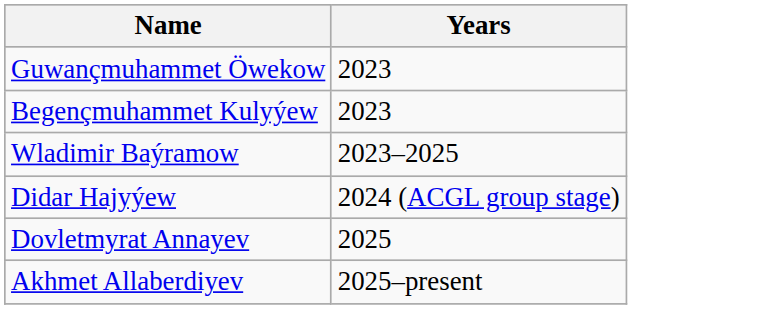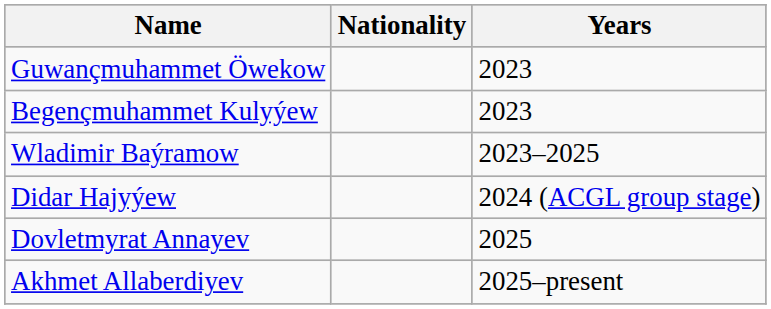+ column: (402, 25)
